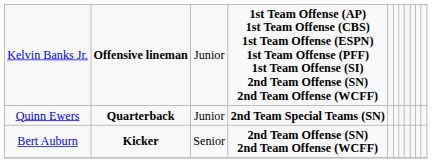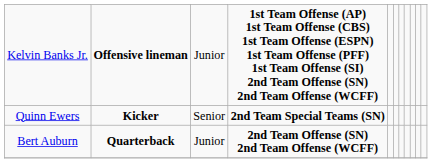(141, 115) Quarterback -> (141, 115) Kicker
(209, 115) Junior -> (209, 115) Senior
(141, 141) Kicker -> (141, 141) Quarterback
(209, 141) Senior -> (209, 141) Junior
